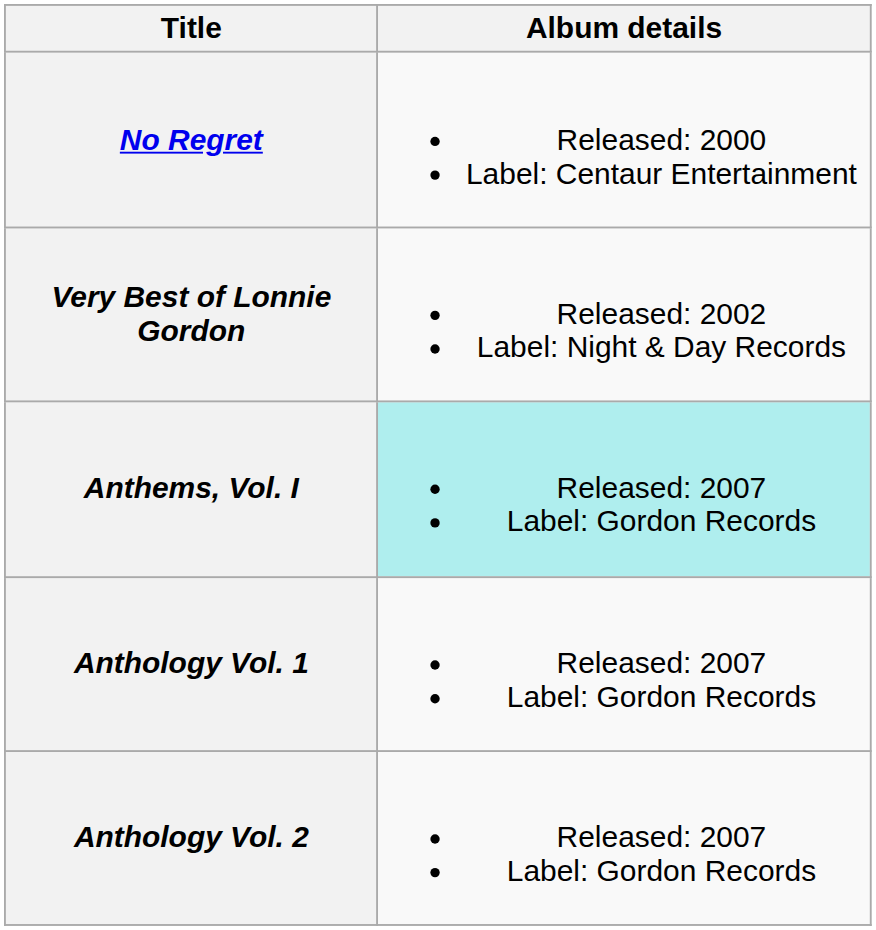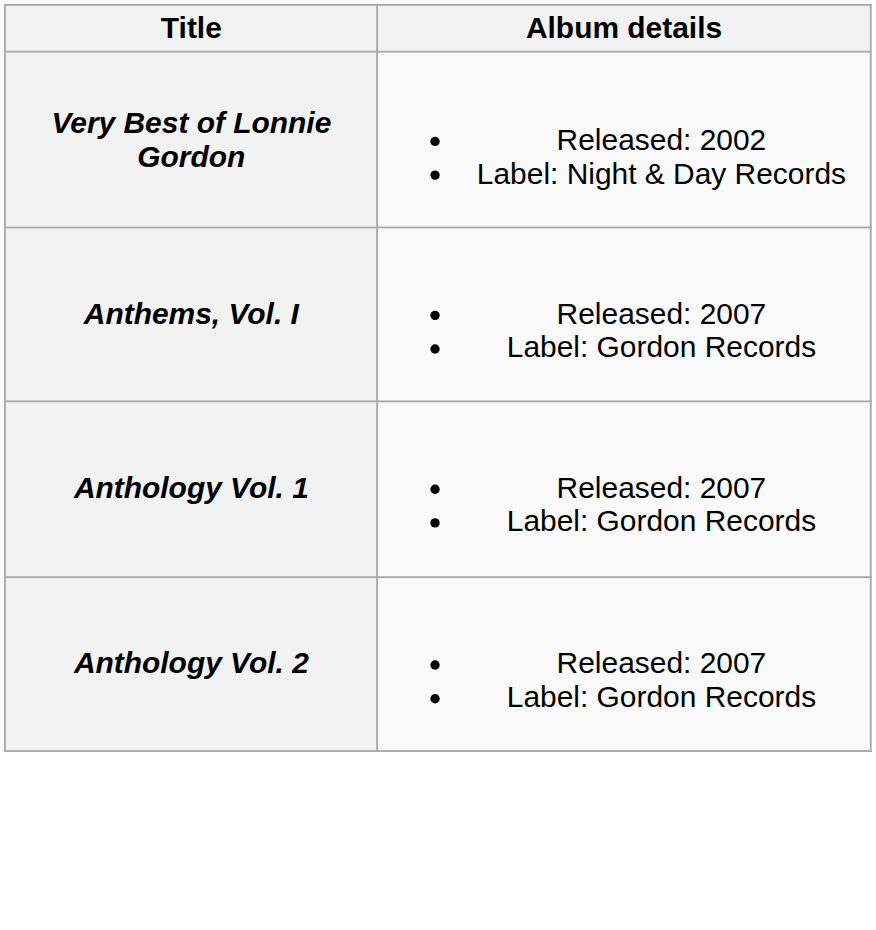- row: (191, 139)
(624, 506) paleturquoise background -> (624, 331) no background
